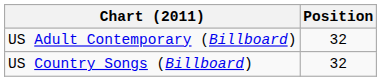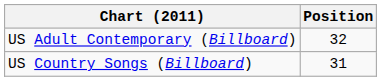(338, 64) 32 -> (338, 64) 31
